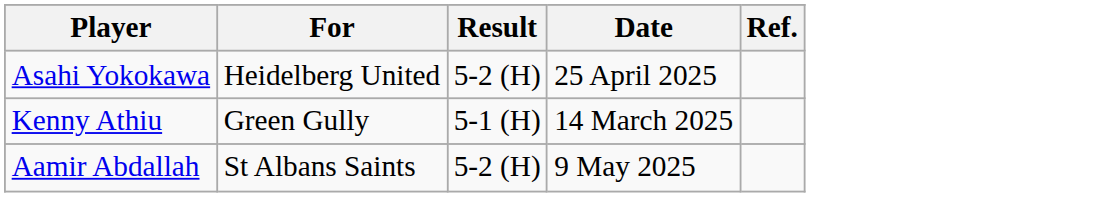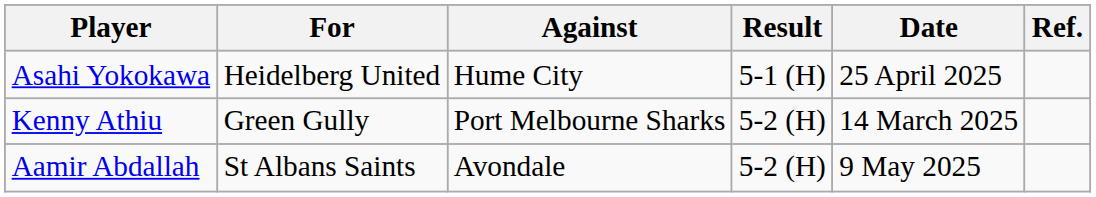+ column: (589, 27)
(497, 74) 5-2 (H) -> (782, 74) 5-1 (H)
(497, 120) 5-1 (H) -> (782, 120) 5-2 (H)
